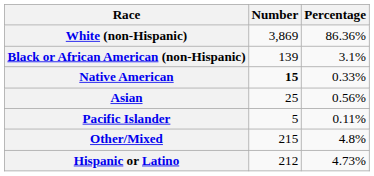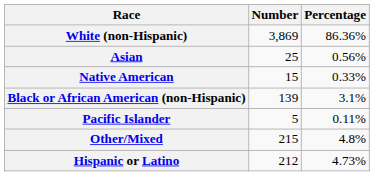rows swapped: (126, 56) <-> (126, 98)
(292, 77) bold -> (292, 77) normal
